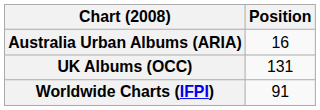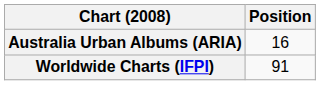- row: (125, 67)
